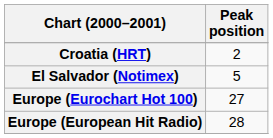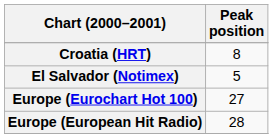(237, 54) 2 -> (237, 54) 8
